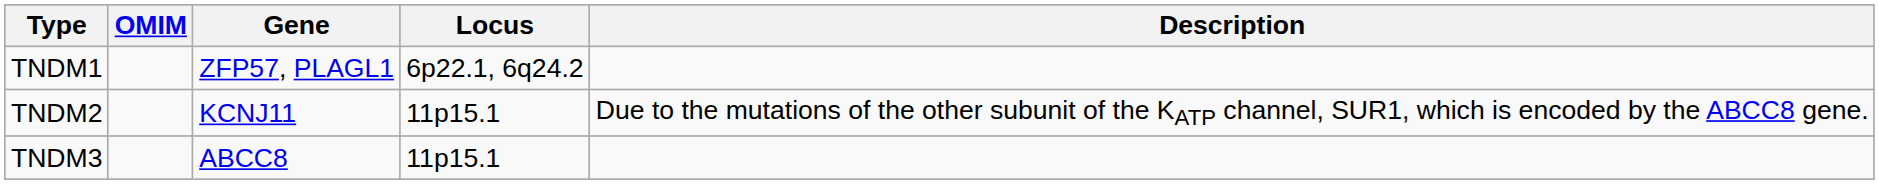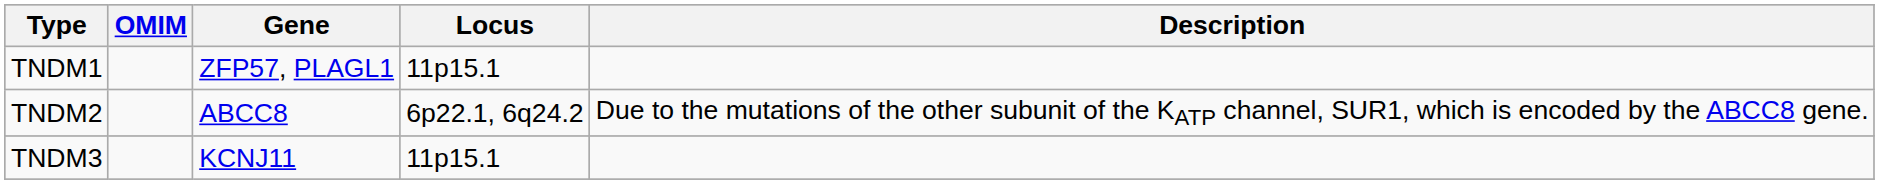(495, 67) 6p22.1, 6q24.2 -> (453, 67) 11p15.1
(248, 112) KCNJ11 -> (243, 112) ABCC8
(453, 112) 11p15.1 -> (495, 112) 6p22.1, 6q24.2
(243, 157) ABCC8 -> (248, 157) KCNJ11
